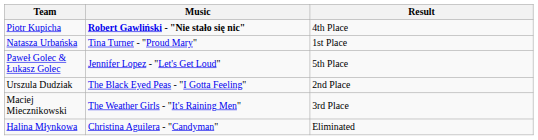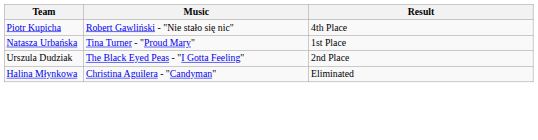(167, 27) bold -> (160, 27) normal
- row: (36, 64)
- row: (37, 106)
